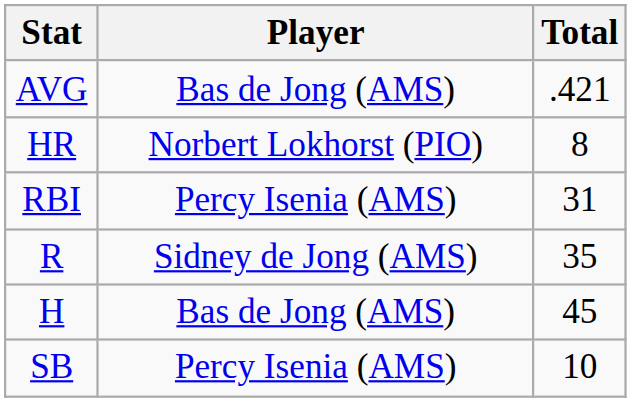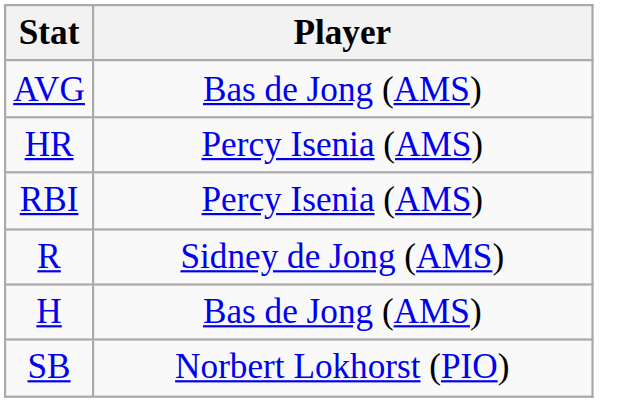- column: (580, 32)
(316, 144) Norbert Lokhorst (PIO) -> (342, 144) Percy Isenia (AMS)
(316, 367) Percy Isenia (AMS) -> (342, 367) Norbert Lokhorst (PIO)
